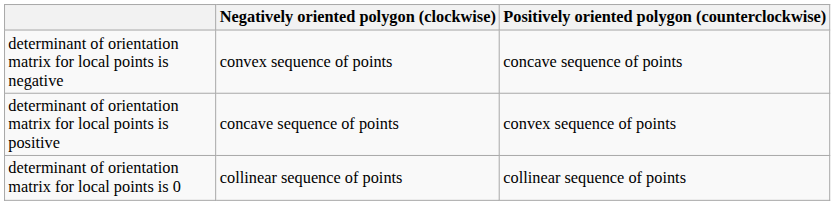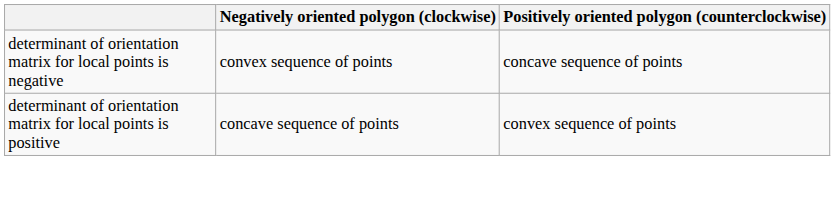- row: (95, 177)
